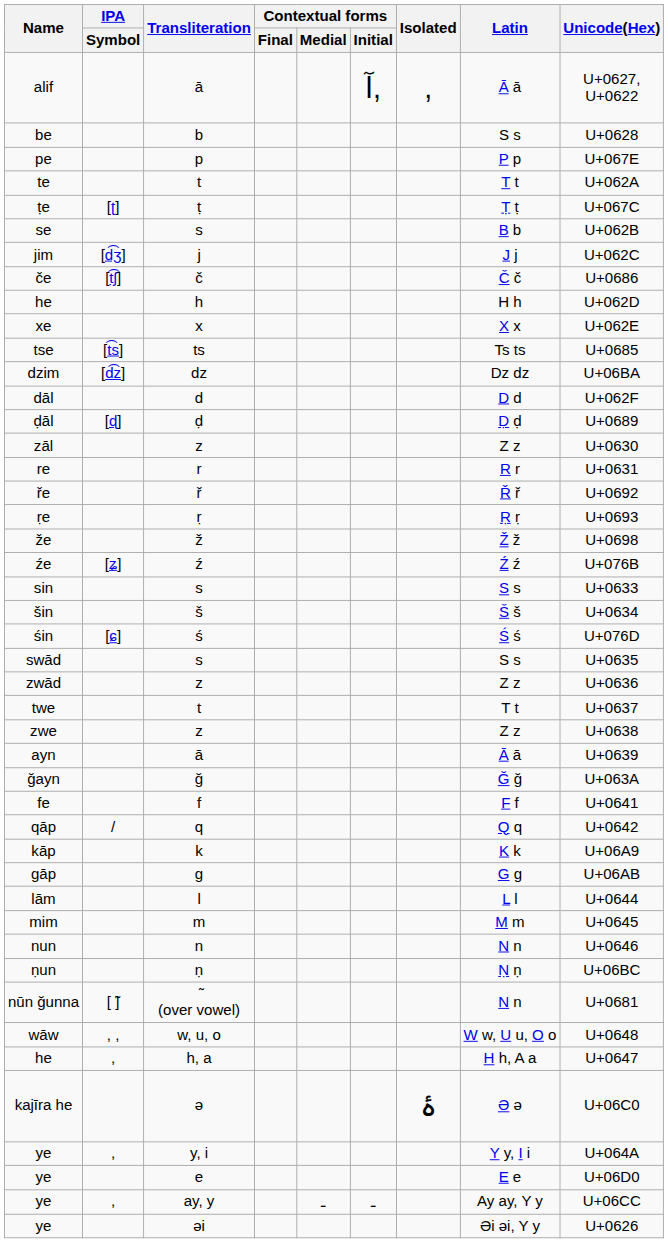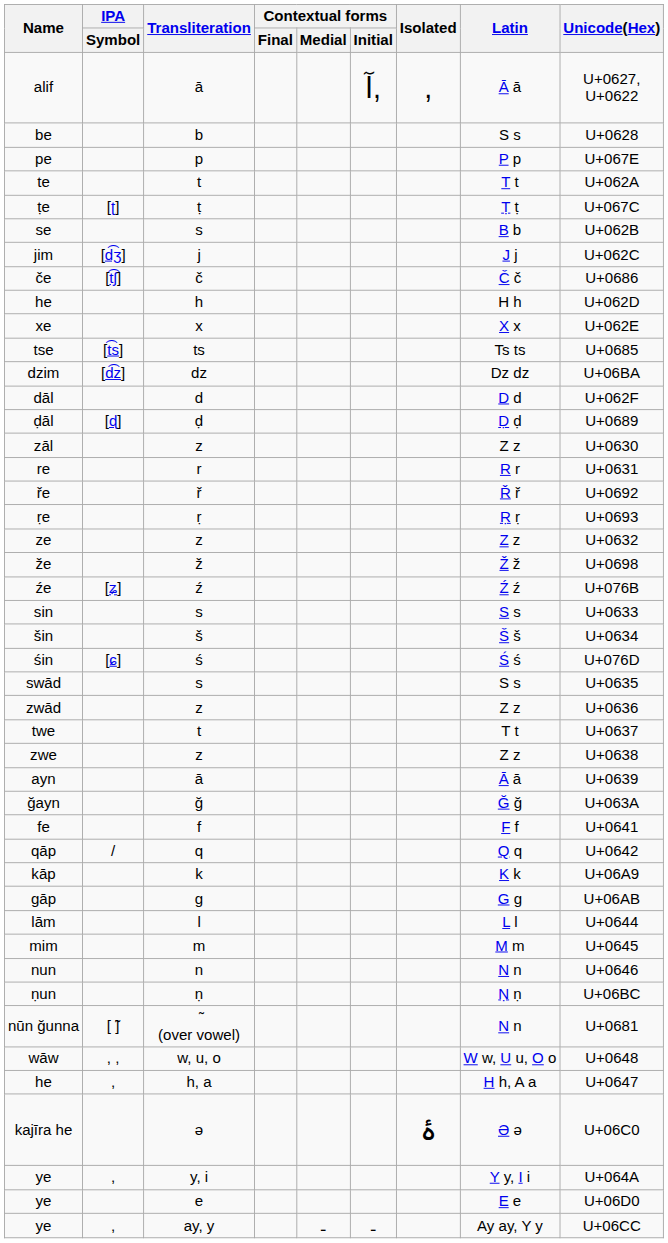+ row: (43, 540)
- row: (43, 1226)
